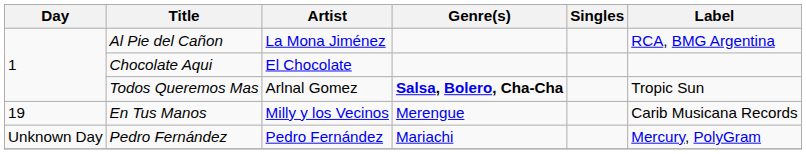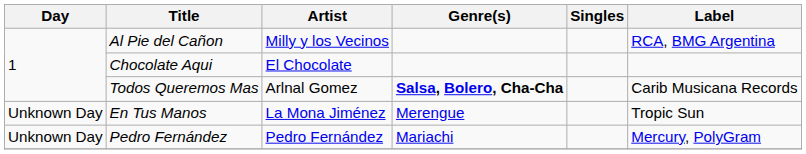(326, 40) La Mona Jiménez -> (327, 40) Milly y los Vecinos
(668, 88) Tropic Sun -> (714, 88) Carib Musicana Records
(16, 112) 19 -> (55, 112) Unknown Day
(327, 112) Milly y los Vecinos -> (326, 112) La Mona Jiménez
(714, 112) Carib Musicana Records -> (668, 112) Tropic Sun
